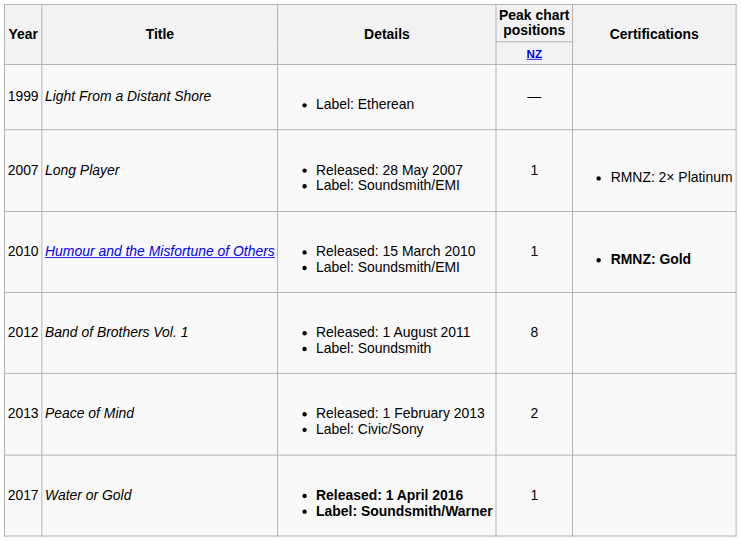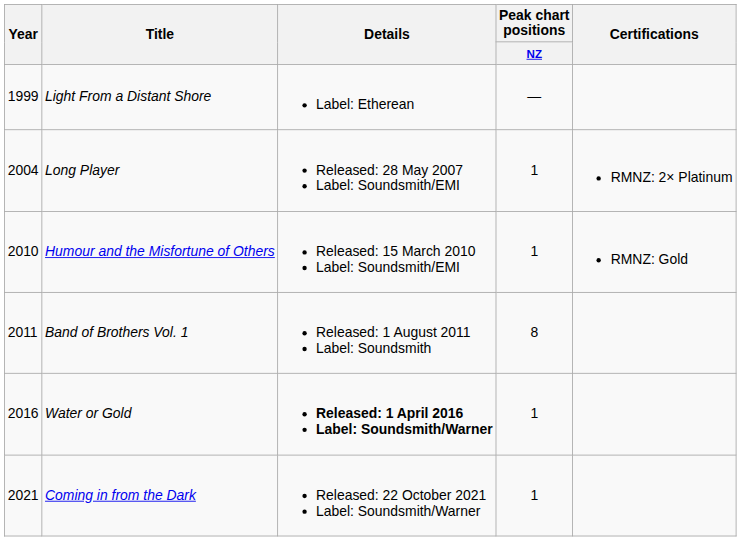(23, 170) 2007 -> (23, 170) 2004
(654, 260) bold -> (654, 260) normal
(23, 332) 2012 -> (23, 332) 2011
- row: (90, 414)
(23, 495) 2017 -> (23, 414) 2016
+ row: (120, 495)
